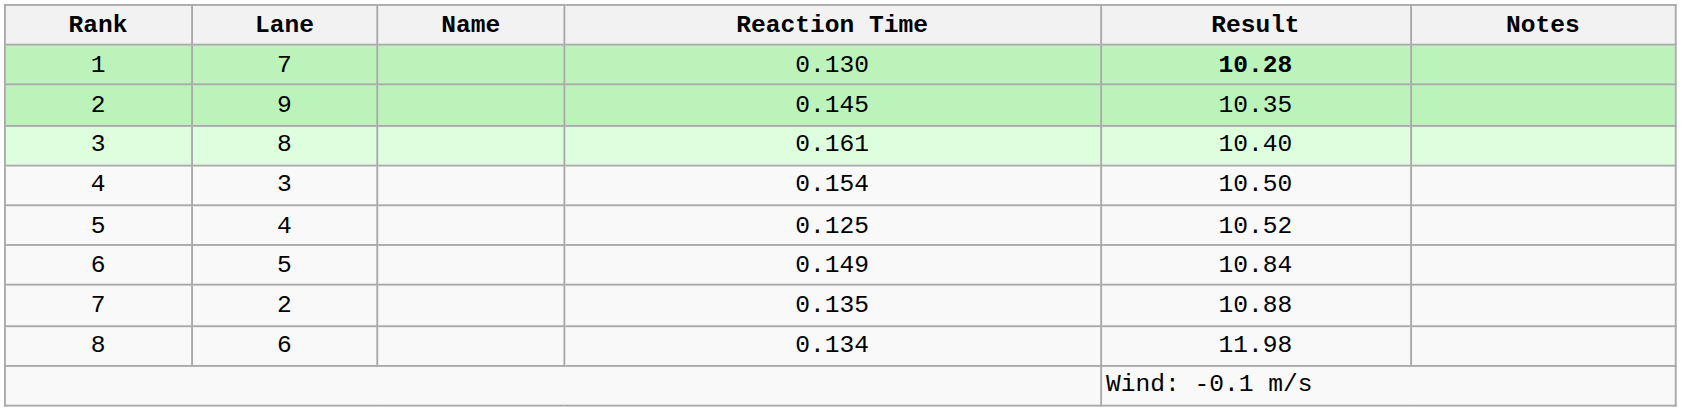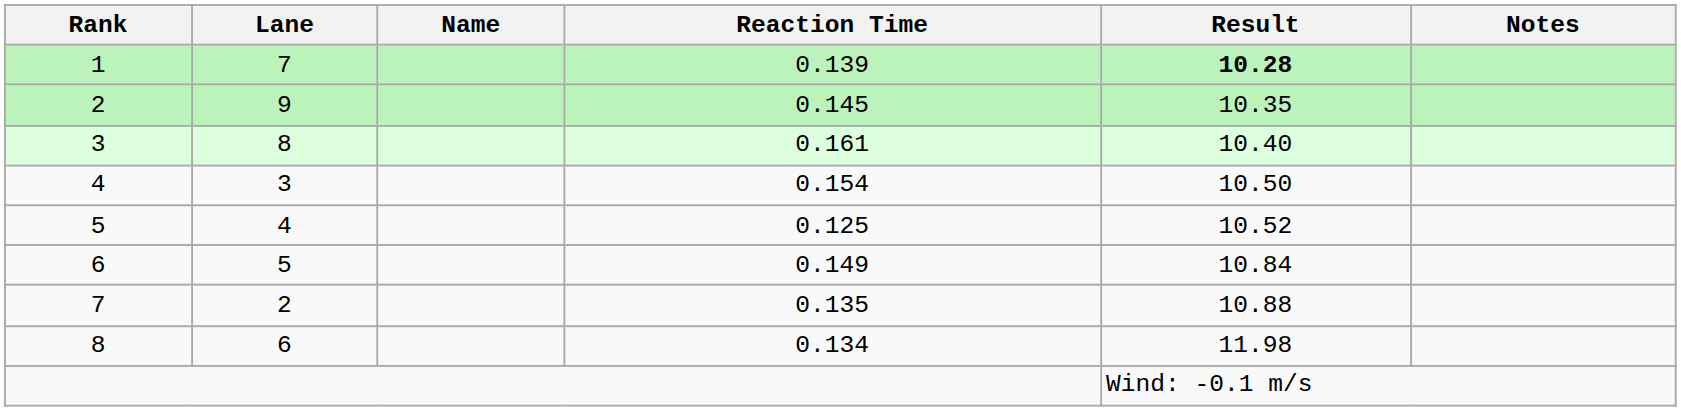(832, 65) 0.130 -> (832, 65) 0.139
